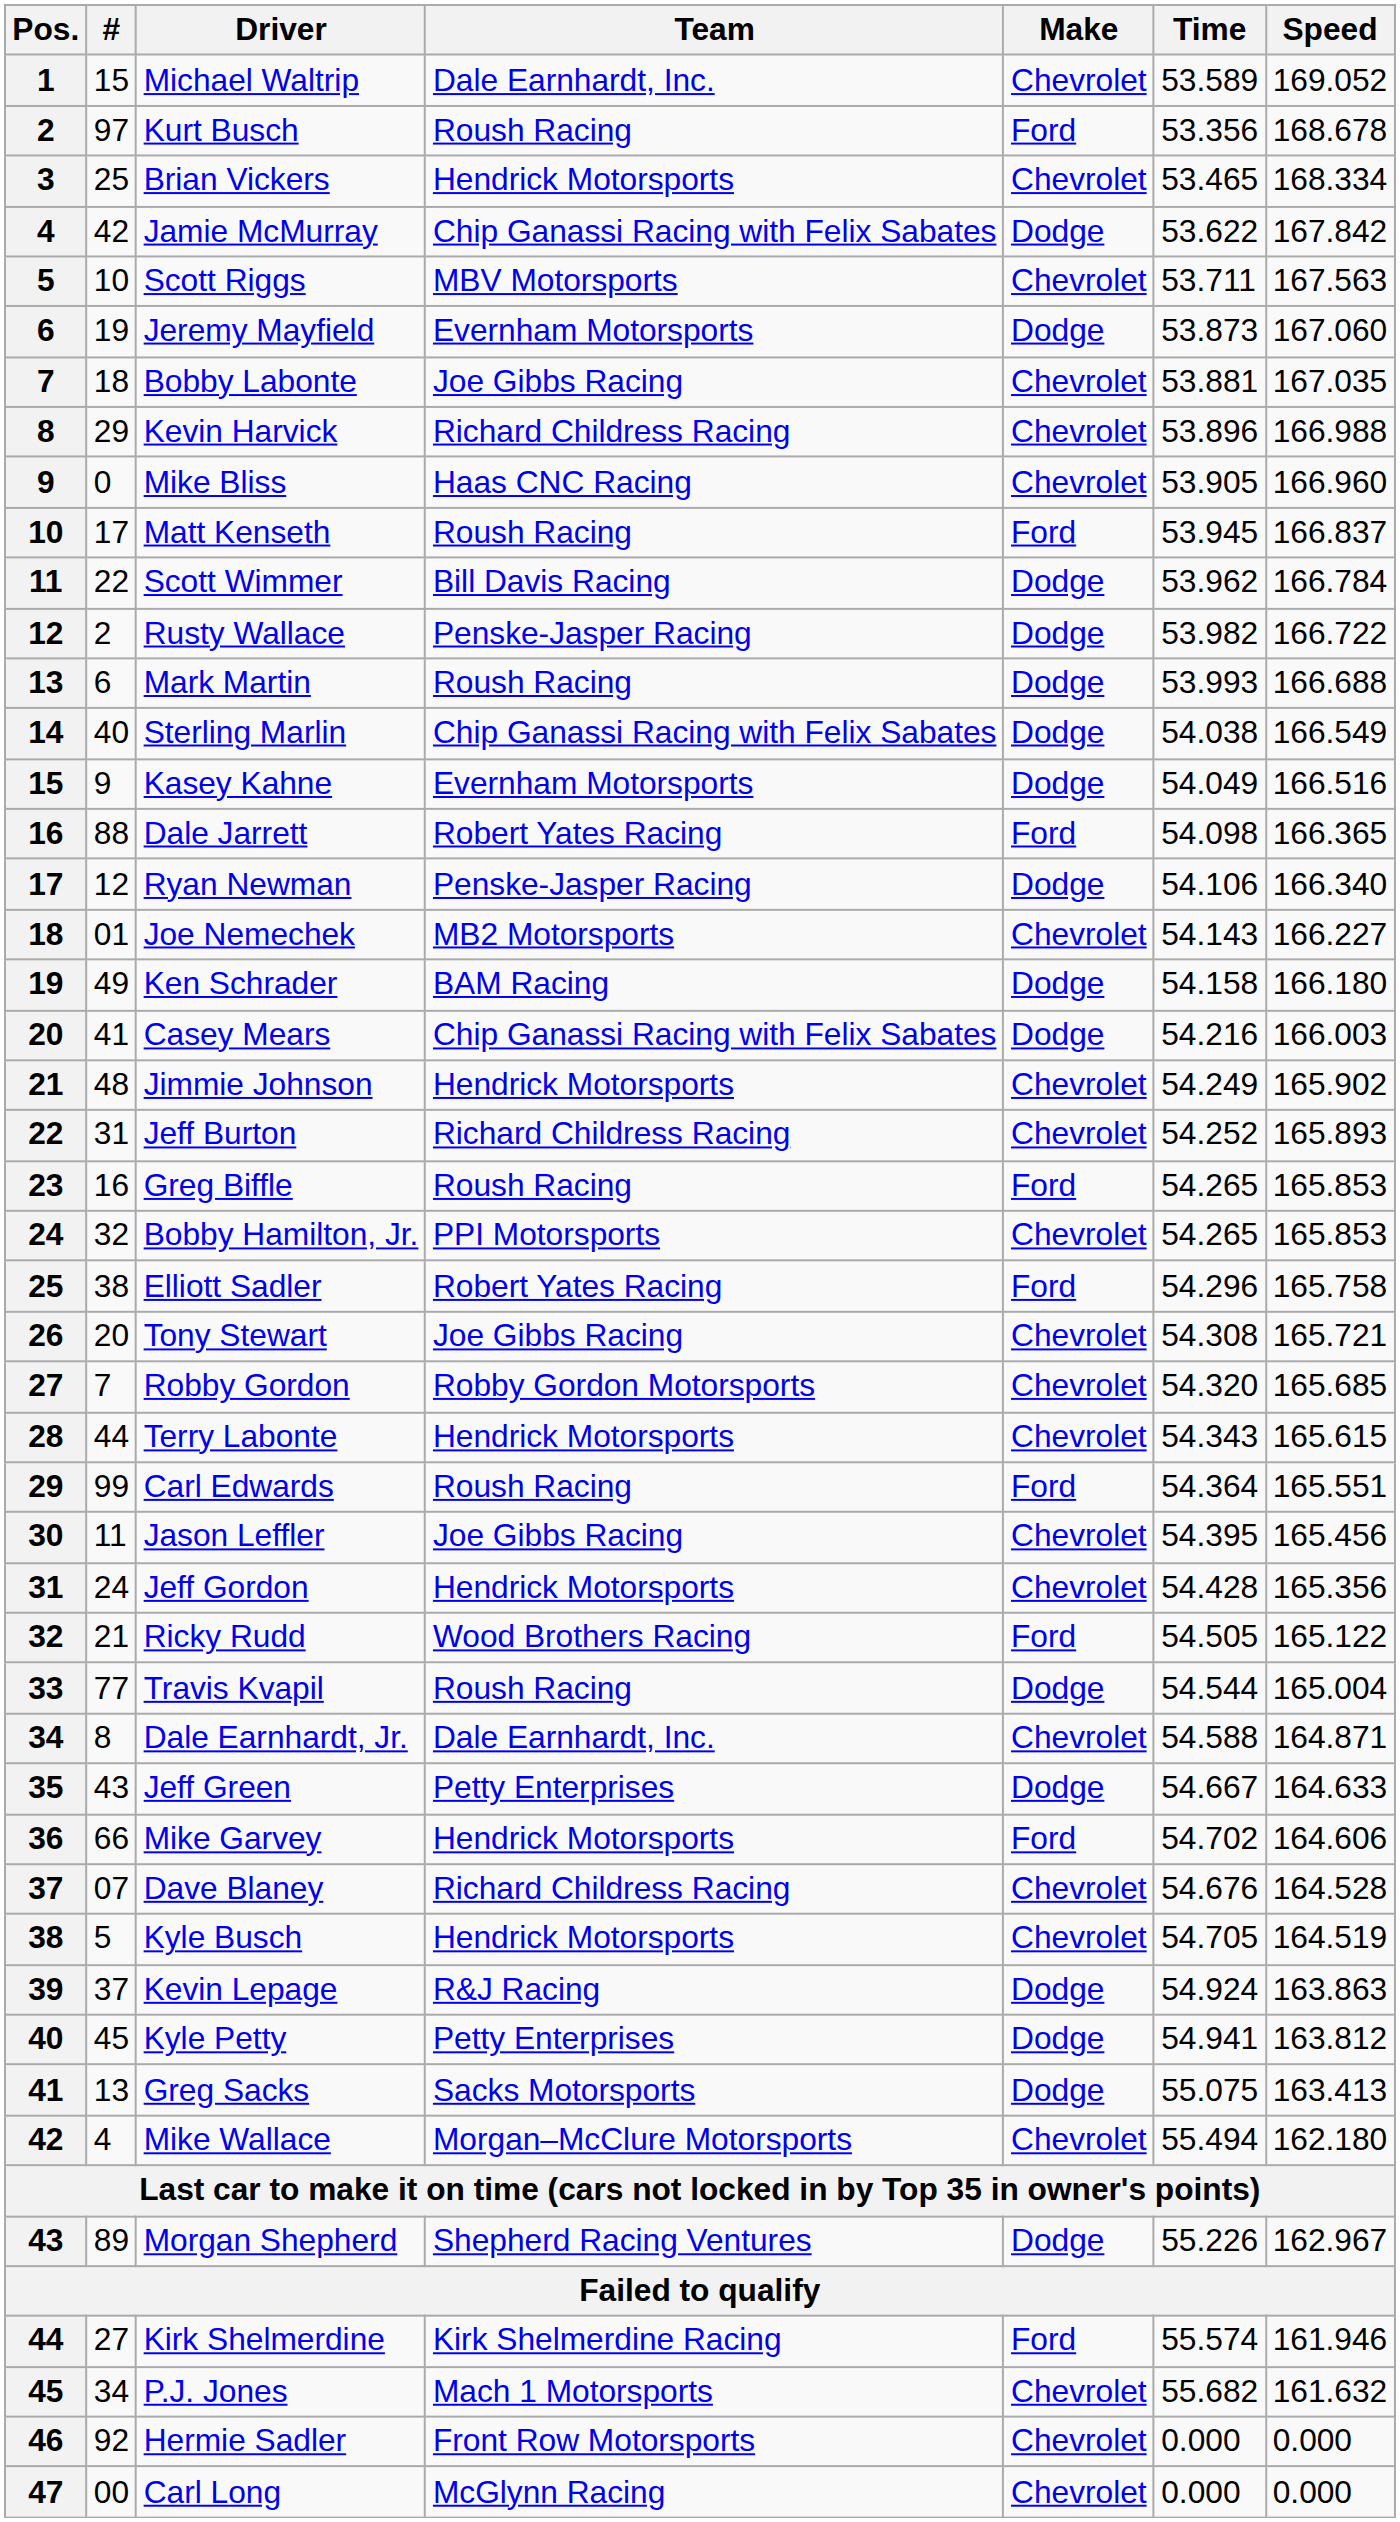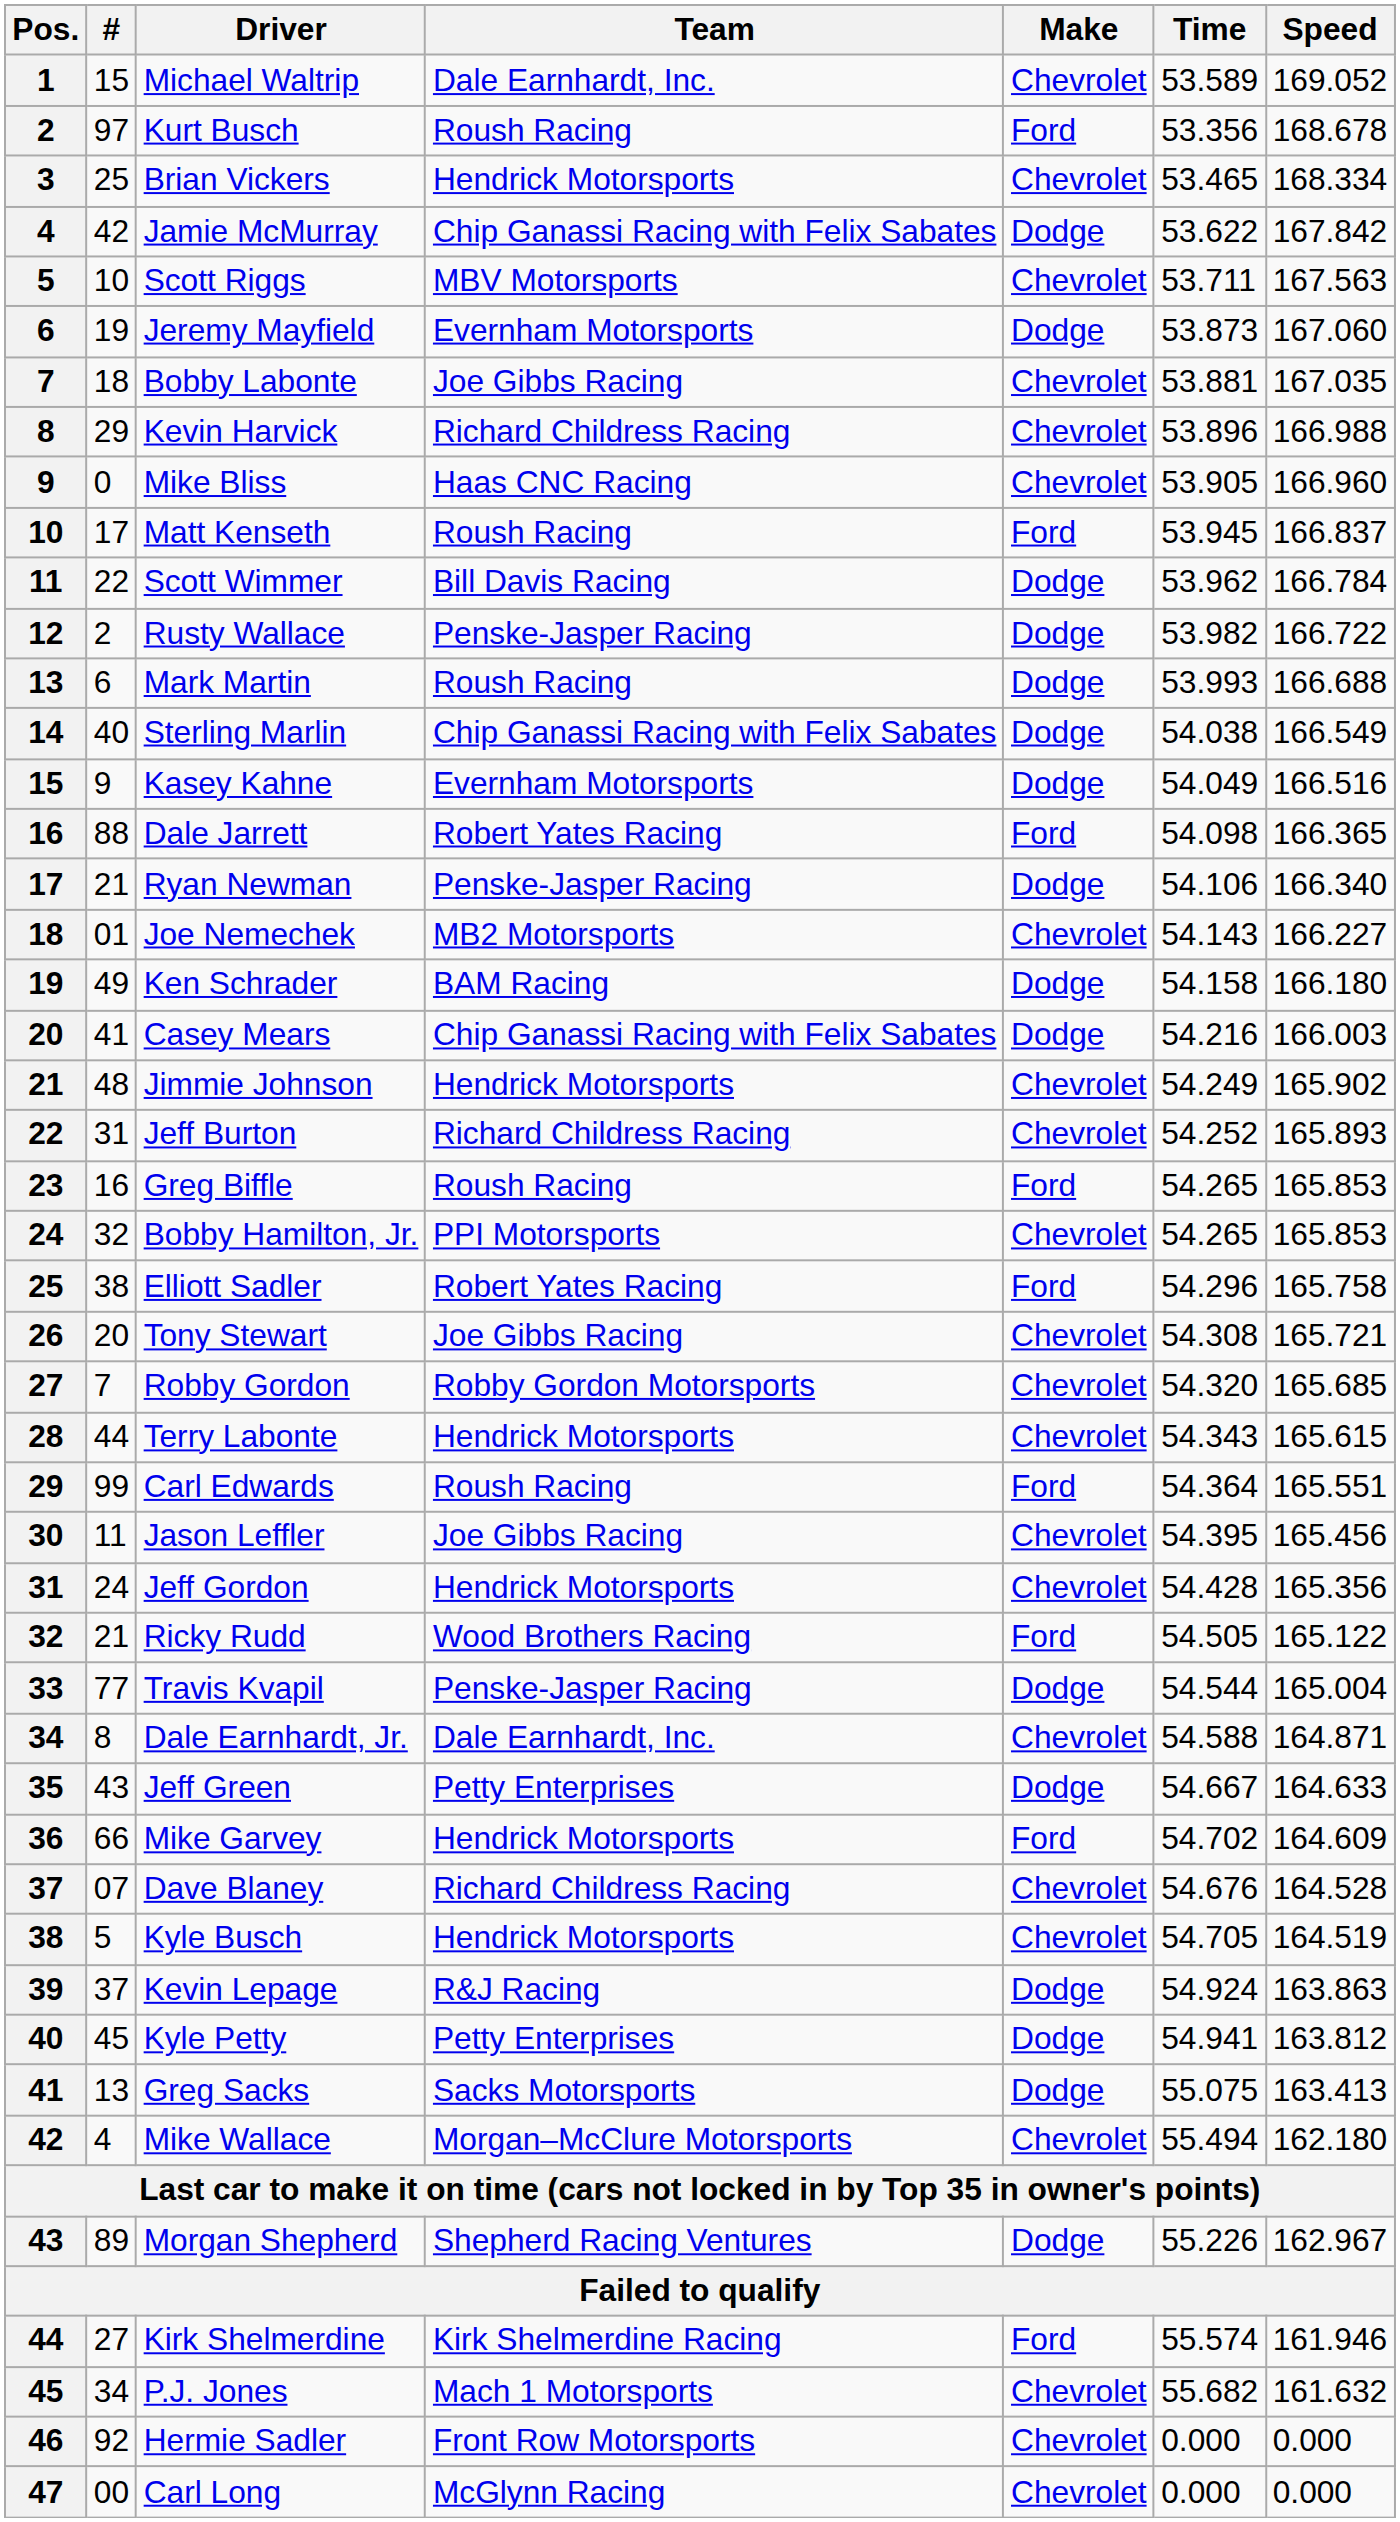(111, 883) 12 -> (111, 883) 21
(532, 1687) Roush Racing -> (592, 1687) Penske-Jasper Racing
(1330, 1838) 164.606 -> (1330, 1838) 164.609
